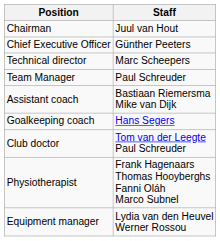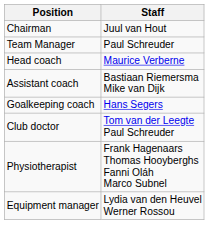- row: (59, 45)
- row: (47, 61)
+ row: (34, 61)
